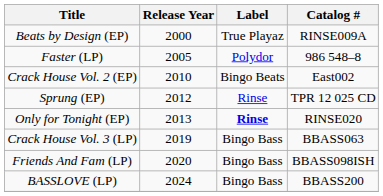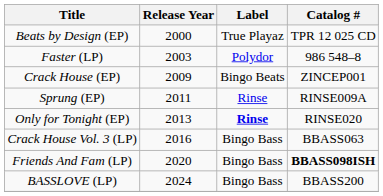(333, 35) RINSE009A -> (333, 35) TPR 12 025 CD
(178, 56) 2005 -> (178, 56) 2003
+ row: (72, 77)
- row: (72, 77)
(178, 98) 2012 -> (178, 98) 2011
(333, 98) TPR 12 025 CD -> (333, 98) RINSE009A
(178, 139) 2019 -> (178, 139) 2016
(333, 160) normal -> (333, 160) bold
